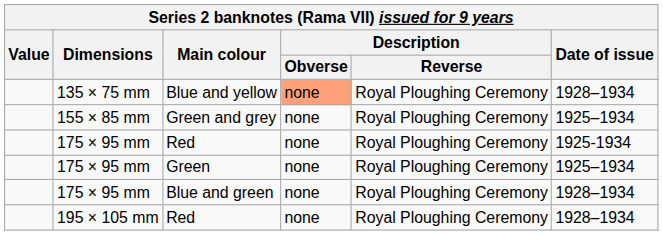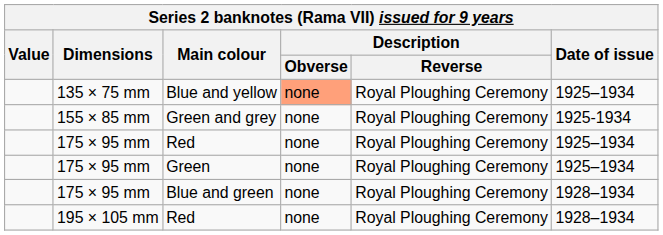(595, 93) 1928–1934 -> (595, 93) 1925–1934
(595, 118) 1925–1934 -> (593, 118) 1925-1934
(593, 143) 1925-1934 -> (595, 143) 1925–1934
